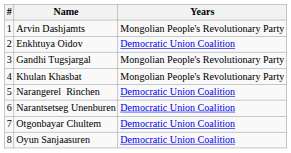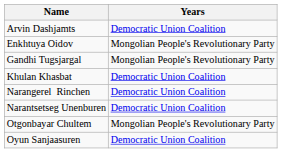- column: (9, 12)
(202, 28) Mongolian People's Revolutionary Party -> (168, 28) Democratic Union Coalition
(178, 44) Democratic Union Coalition -> (193, 44) Mongolian People's Revolutionary Party
(202, 76) Mongolian People's Revolutionary Party -> (168, 76) Democratic Union Coalition
(178, 124) Democratic Union Coalition -> (193, 124) Mongolian People's Revolutionary Party
